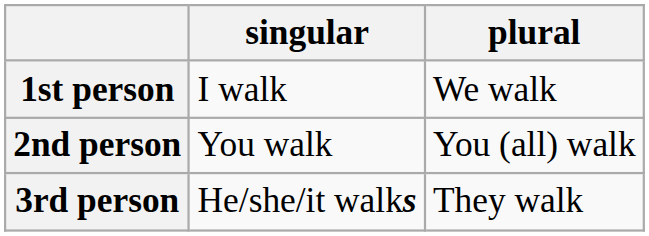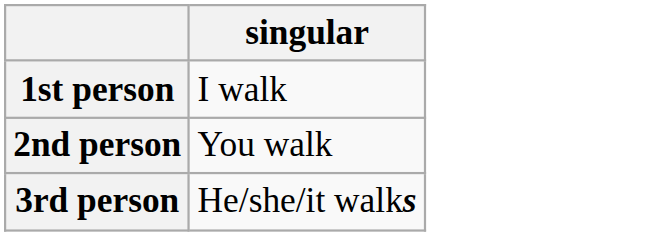- column: (534, 32)
